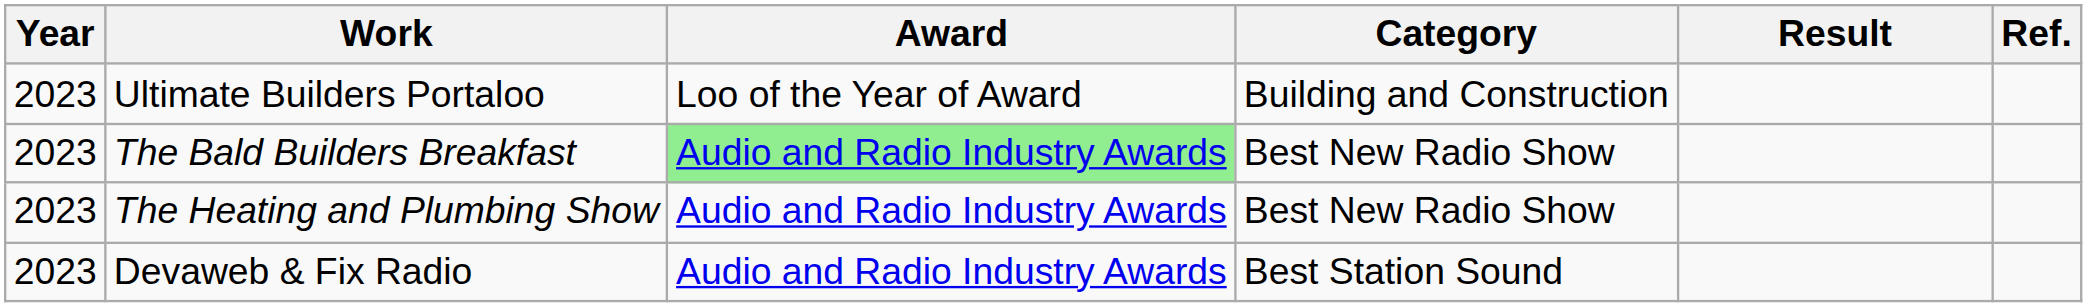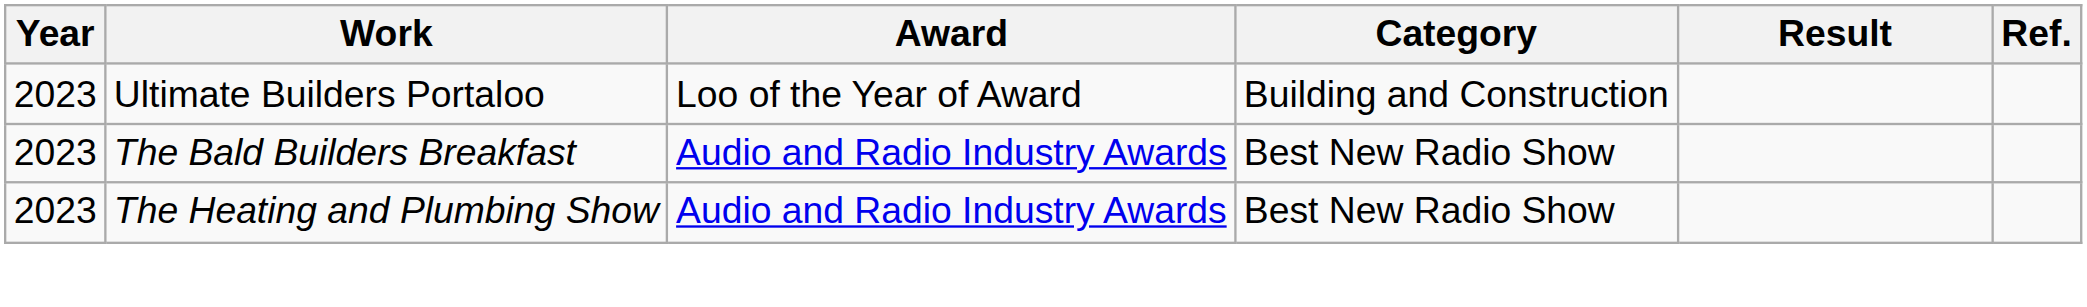(951, 152) lightgreen background -> (951, 152) no background
- row: (293, 270)
